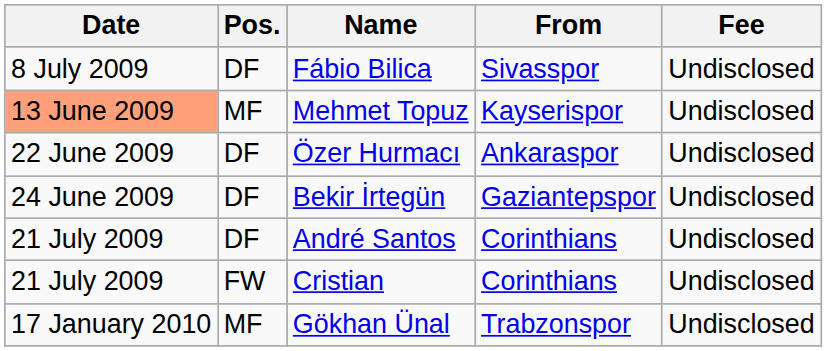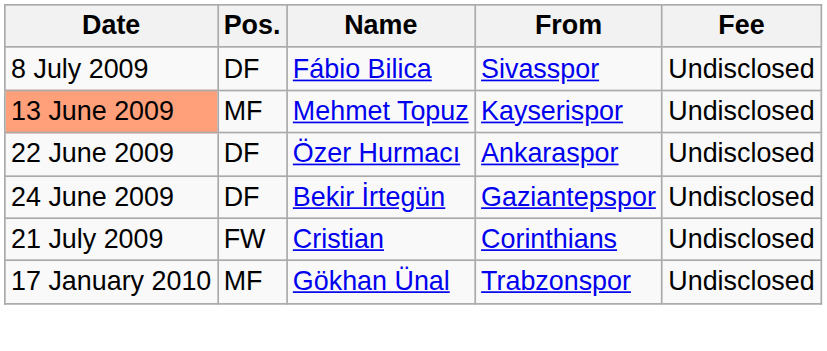- row: (374, 238)
